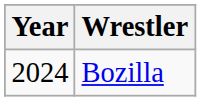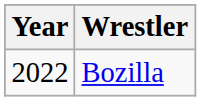(40, 72) 2024 -> (40, 72) 2022
